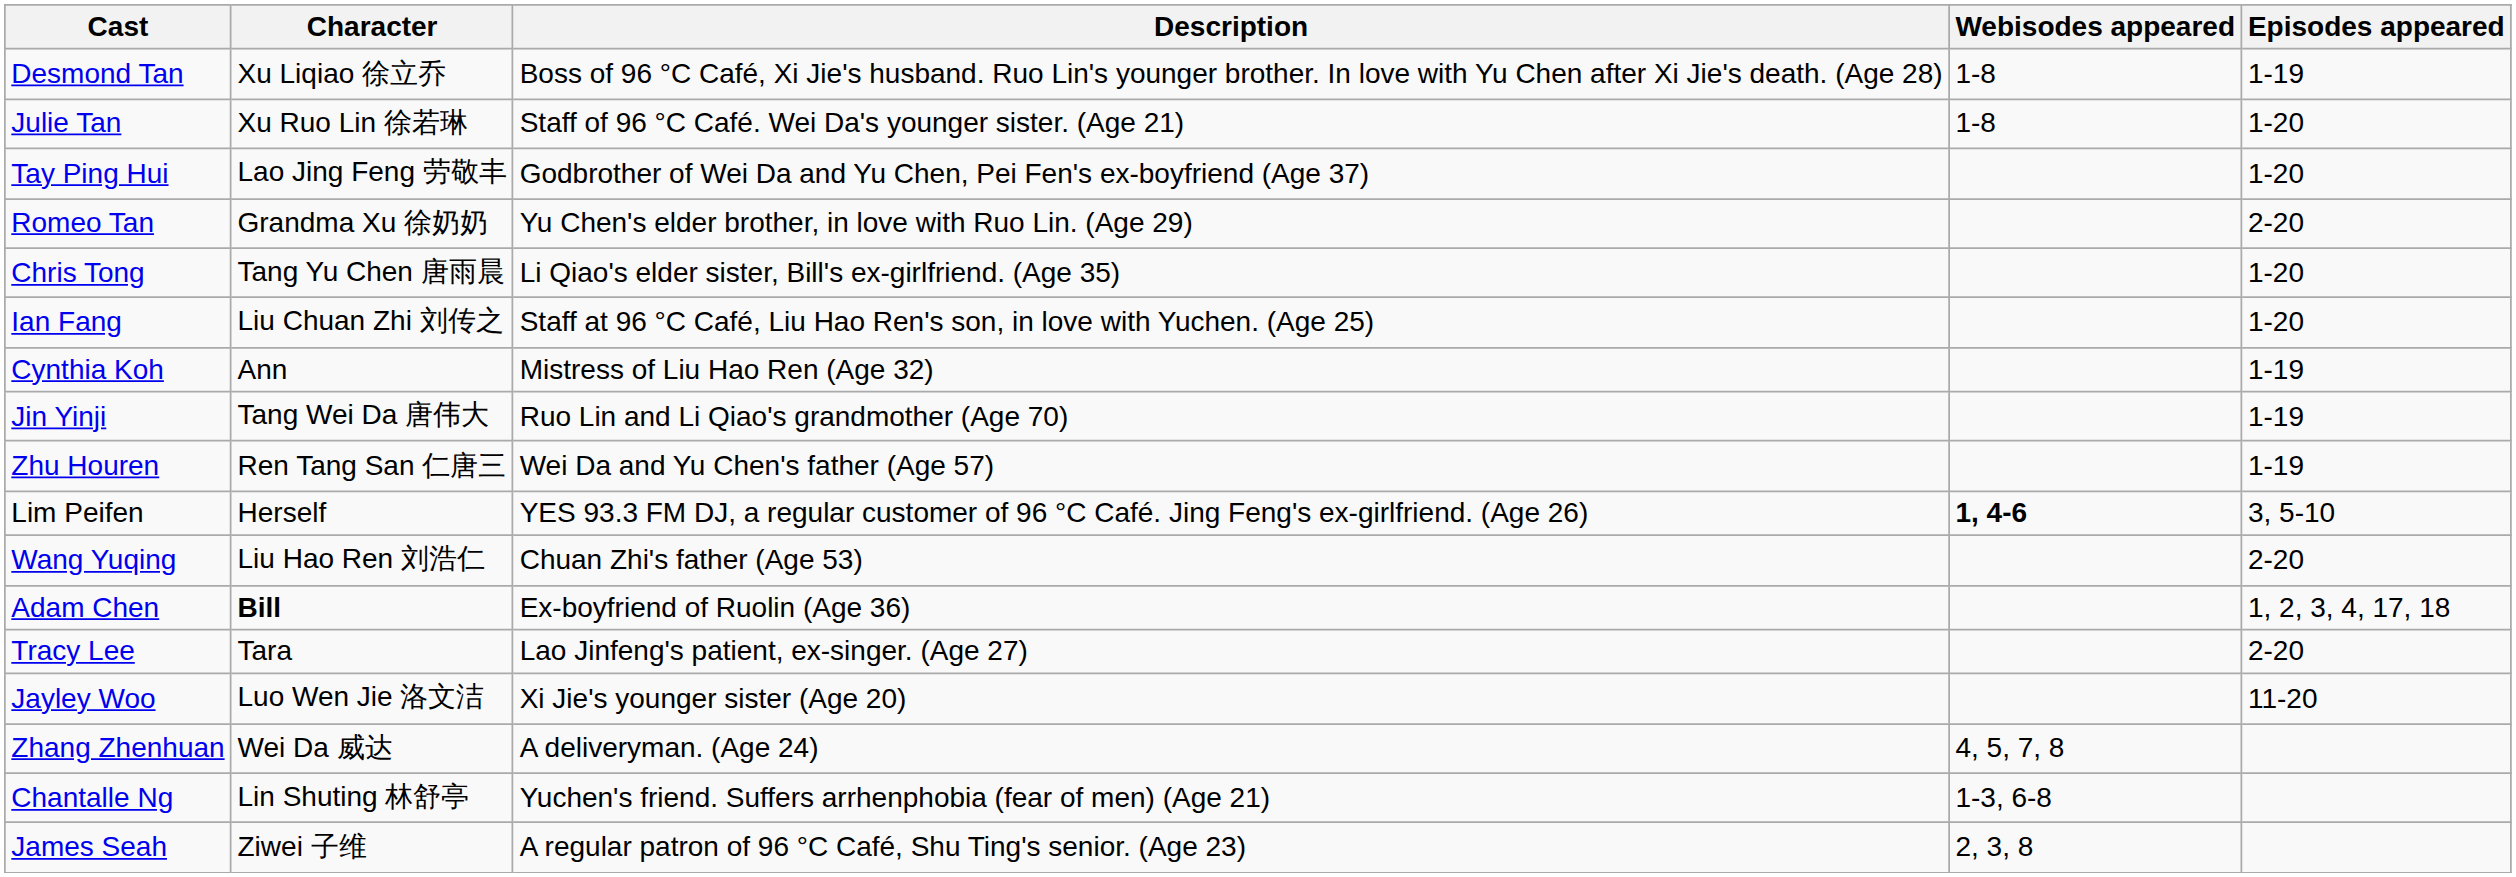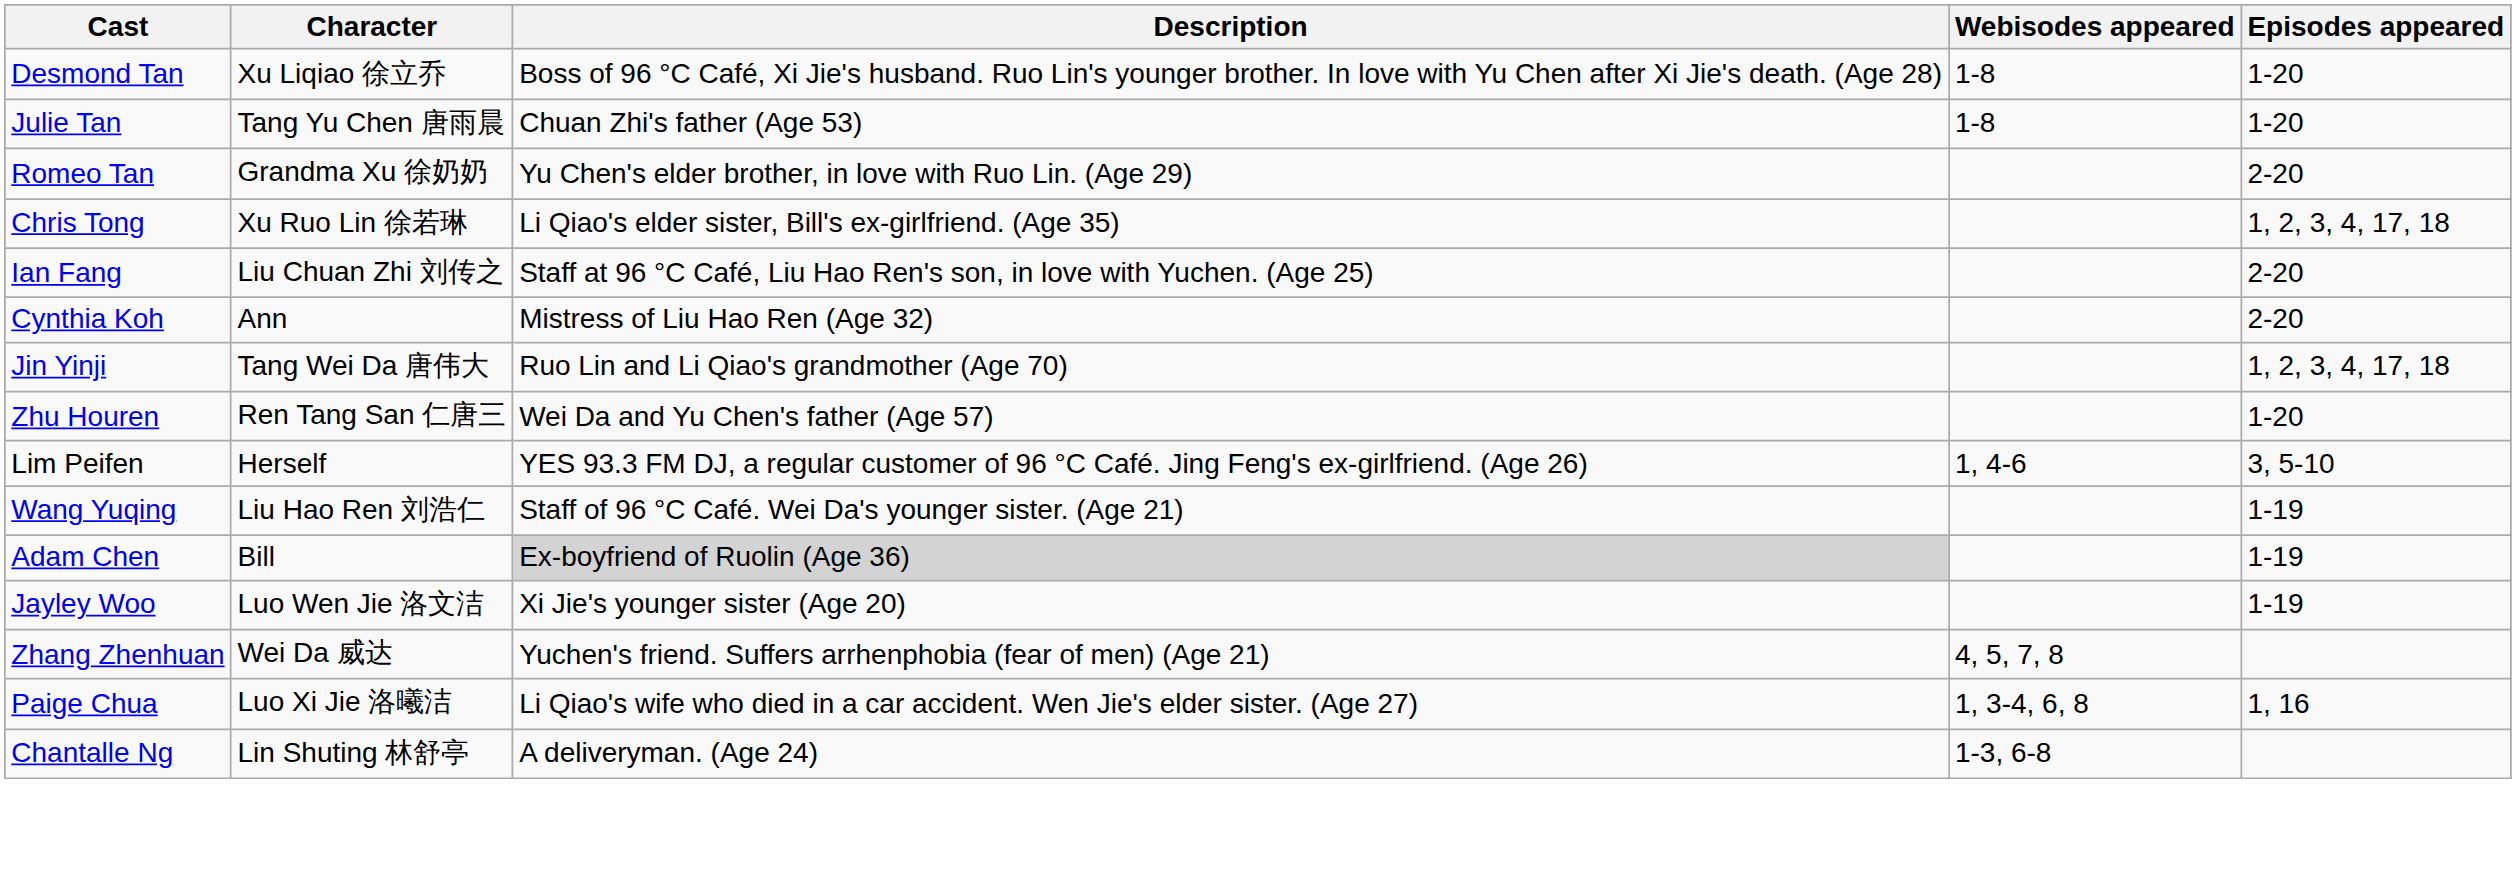(2276, 73) 1-19 -> (2275, 73) 1-20
(353, 122) Xu Ruo Lin 徐若琳 -> (371, 122) Tang Yu Chen 唐雨晨
(852, 123) Staff of 96 °C Café. Wei Da's younger sister. (Age 21) -> (691, 123) Chuan Zhi's father (Age 53)
- row: (90, 173)
(371, 271) Tang Yu Chen 唐雨晨 -> (353, 221) Xu Ruo Lin 徐若琳
(2276, 272) 1-20 -> (2349, 222) 1, 2, 3, 4, 17, 18
(2276, 322) 1-20 -> (2275, 272) 2-20
(2276, 369) 1-19 -> (2275, 319) 2-20
(2276, 416) 1-19 -> (2349, 366) 1, 2, 3, 4, 17, 18
(2276, 465) 1-19 -> (2275, 416) 1-20
(1991, 512) bold -> (1991, 463) normal
(691, 559) Chuan Zhi's father (Age 53) -> (851, 510) Staff of 96 °C Café. Wei Da's younger sister. (Age 21)
(2276, 559) 2-20 -> (2275, 510) 1-19
(259, 606) bold -> (256, 557) normal
(715, 606) no background -> (714, 557) lightgrey background
(2349, 606) 1, 2, 3, 4, 17, 18 -> (2275, 557) 1-19
- row: (73, 651)
(2283, 698) 11-20 -> (2275, 604) 1-19
(669, 747) A deliveryman. (Age 24) -> (894, 653) Yuchen's friend. Suffers arrhenphobia (fear of men) (Age 21)
+ row: (84, 703)
(895, 797) Yuchen's friend. Suffers arrhenphobia (fear of men) (Age 21) -> (669, 753) A deliveryman. (Age 24)
- row: (89, 847)
